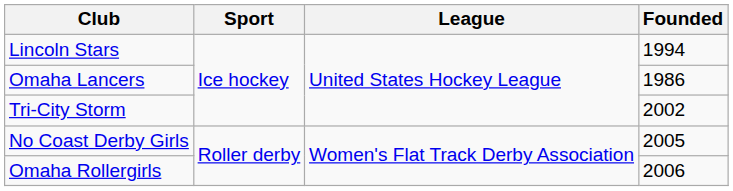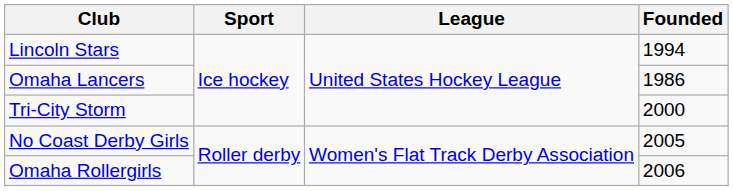(664, 110) 2002 -> (664, 110) 2000
